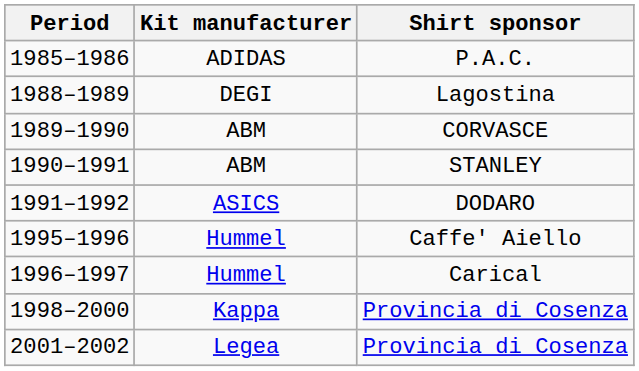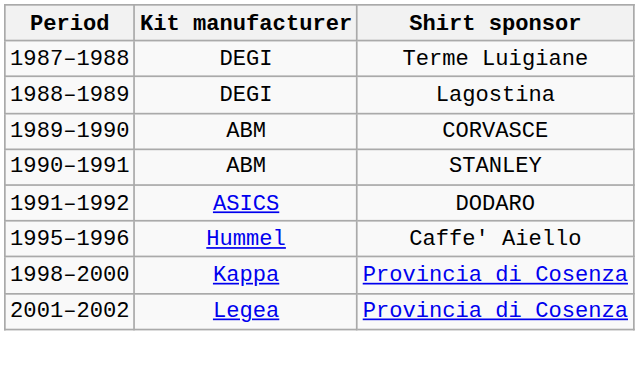- row: (70, 59)
+ row: (70, 59)
- row: (70, 275)
